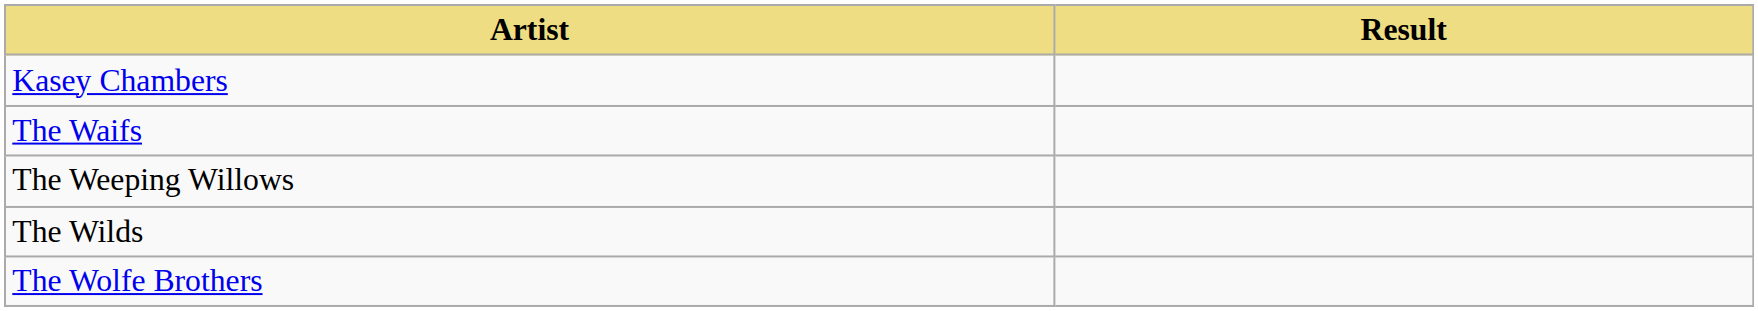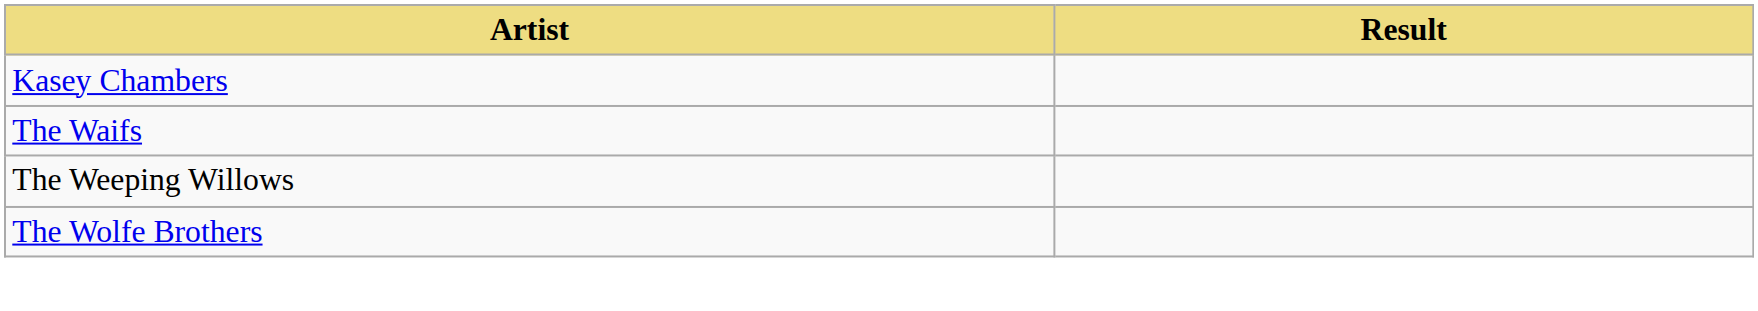- row: (78, 230)
